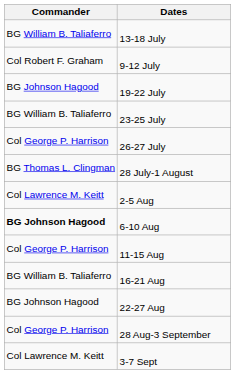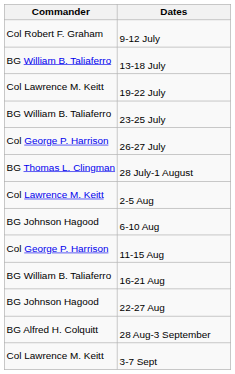rows swapped: (140, 66) <-> (142, 39)
(53, 87) BG Johnson Hagood -> (55, 87) Col Lawrence M. Keitt
(56, 221) bold -> (53, 221) normal
(58, 329) Col George P. Harrison -> (52, 329) BG Alfred H. Colquitt
